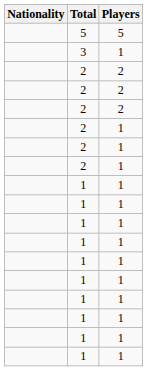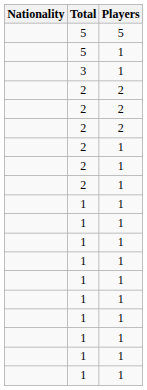+ row: (83, 52)
